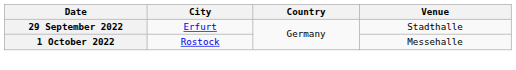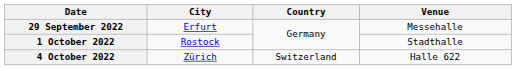(435, 27) Stadthalle -> (435, 27) Messehalle
(435, 42) Messehalle -> (435, 42) Stadthalle
+ row: (76, 57)
